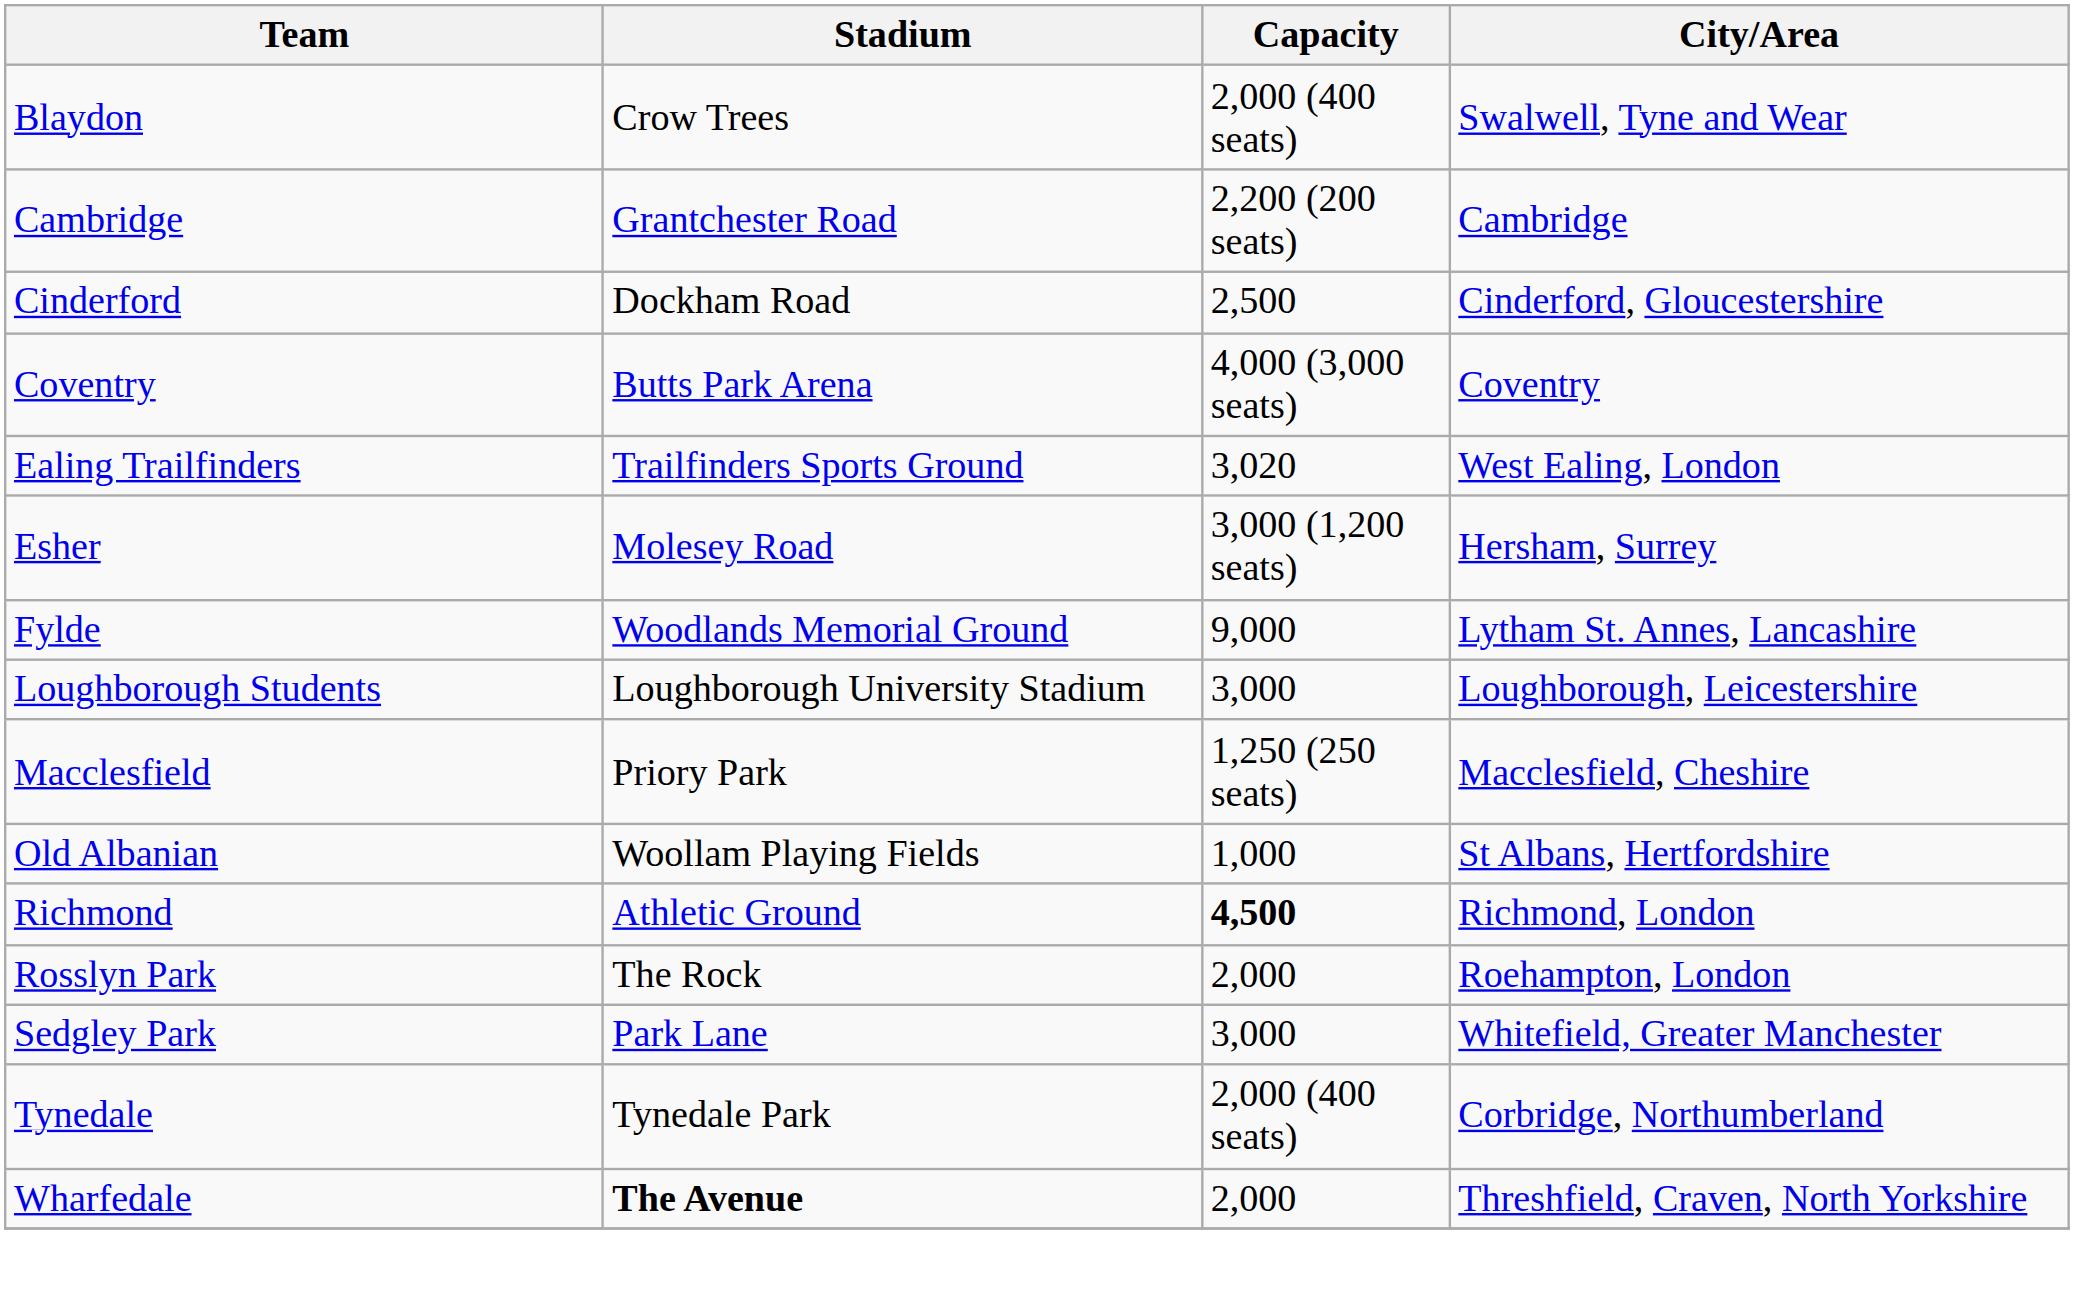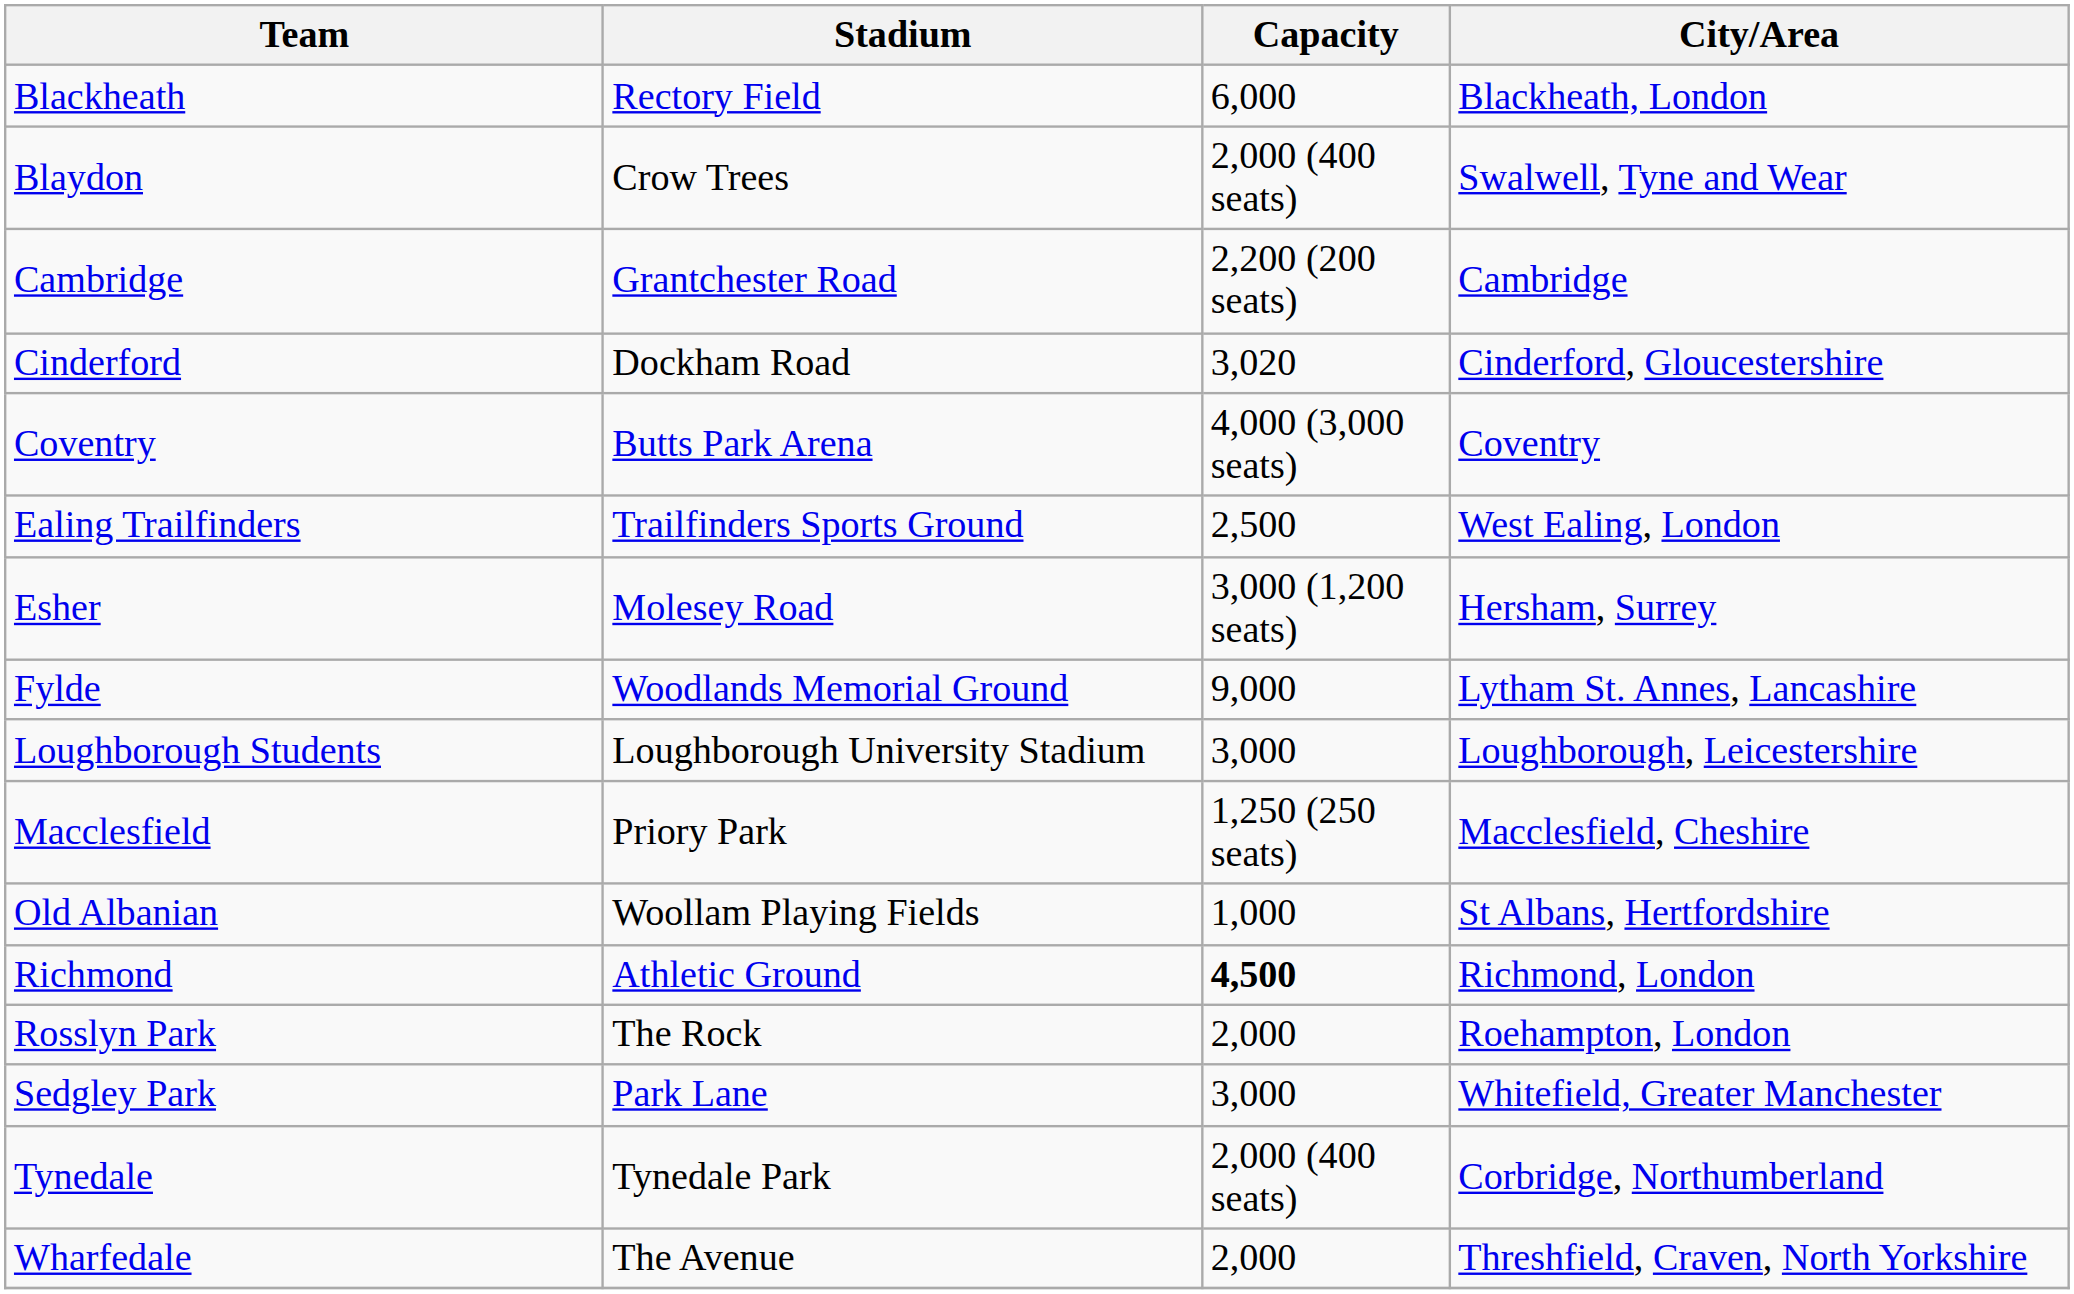+ row: (100, 95)
(1254, 301) 2,500 -> (1254, 361) 3,020
(1254, 465) 3,020 -> (1254, 525) 2,500
(708, 1197) bold -> (703, 1258) normal
